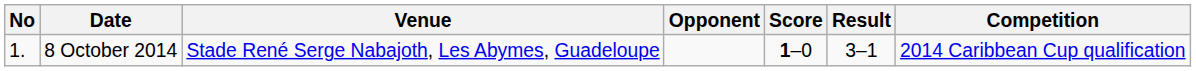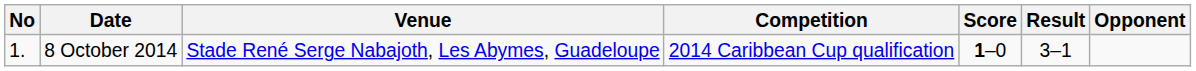columns swapped: (714, 20) <-> (1043, 20)
